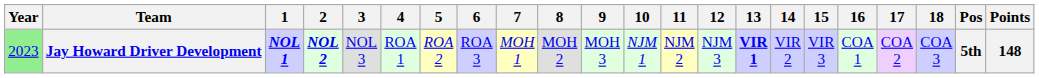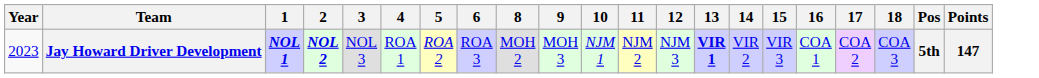- column: (517, 16)
(23, 50) lightgreen background -> (23, 50) no background
(1010, 50) 148 -> (968, 50) 147
